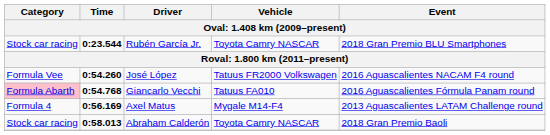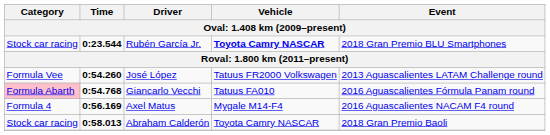(267, 43) normal -> (269, 43) bold
(428, 75) 2016 Aguascalientes NACAM F4 round -> (442, 75) 2013 Aguascalientes LATAM Challenge round
(442, 106) 2013 Aguascalientes LATAM Challenge round -> (428, 106) 2016 Aguascalientes NACAM F4 round
